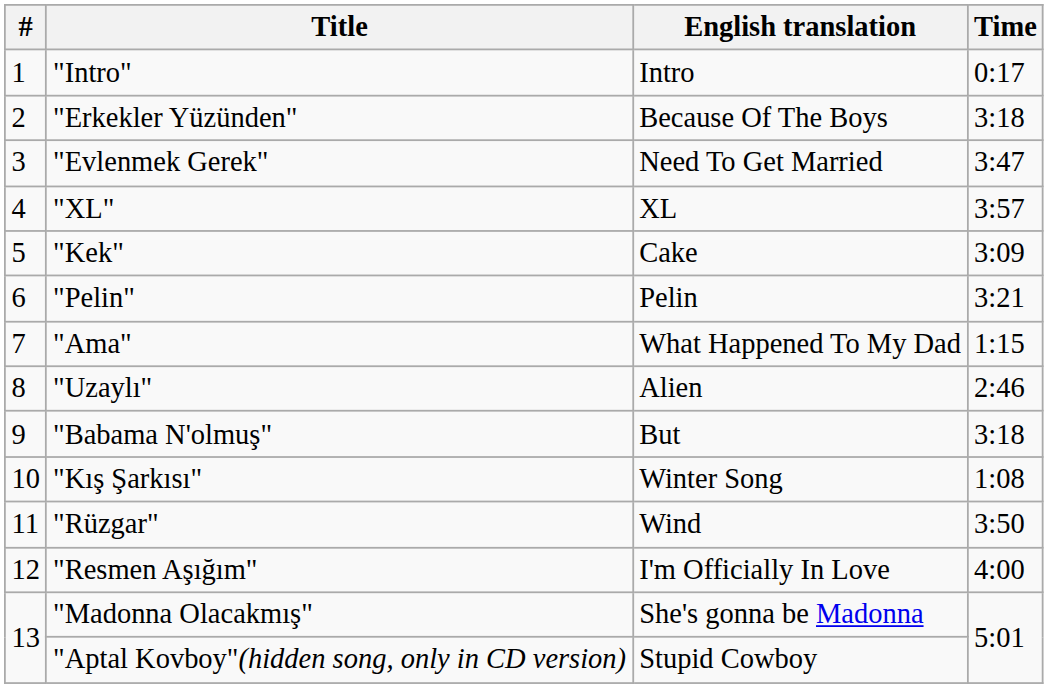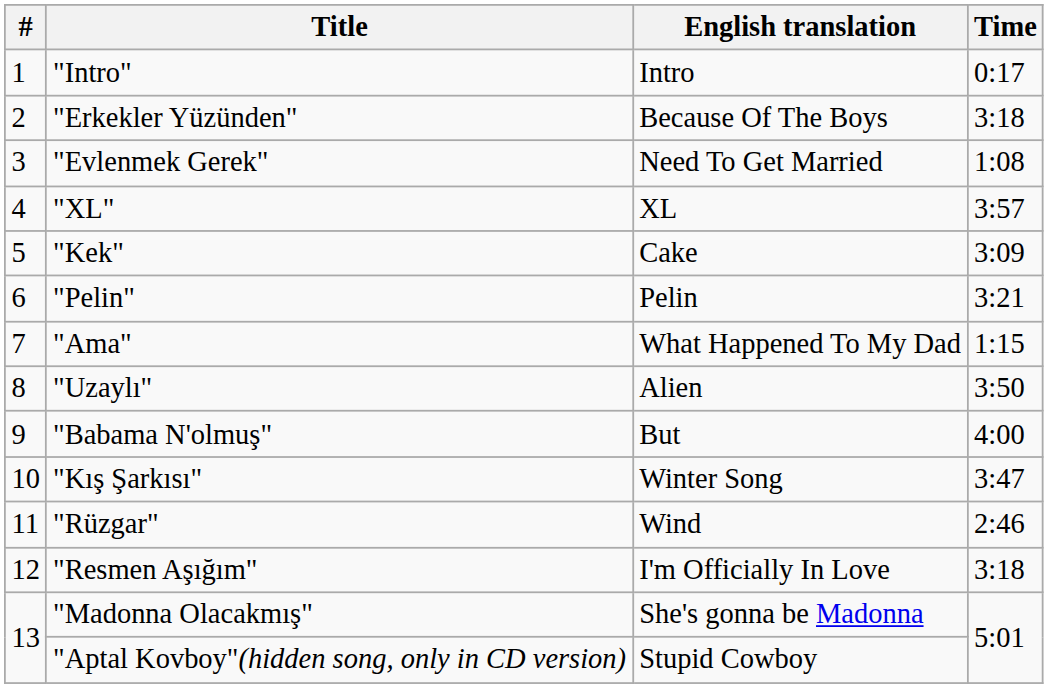(999, 162) 3:47 -> (999, 162) 1:08
(999, 388) 2:46 -> (999, 388) 3:50
(999, 433) 3:18 -> (999, 433) 4:00
(999, 478) 1:08 -> (999, 478) 3:47
(999, 523) 3:50 -> (999, 523) 2:46
(999, 569) 4:00 -> (999, 569) 3:18
